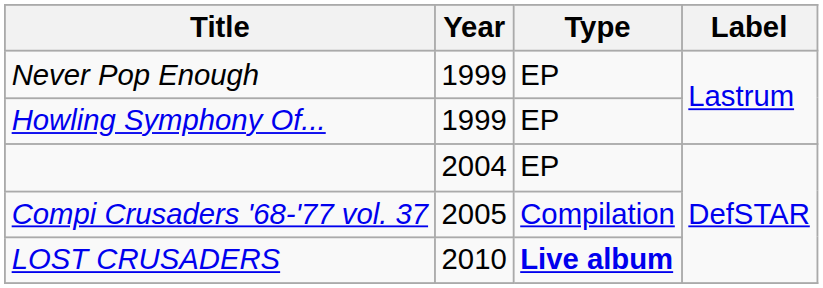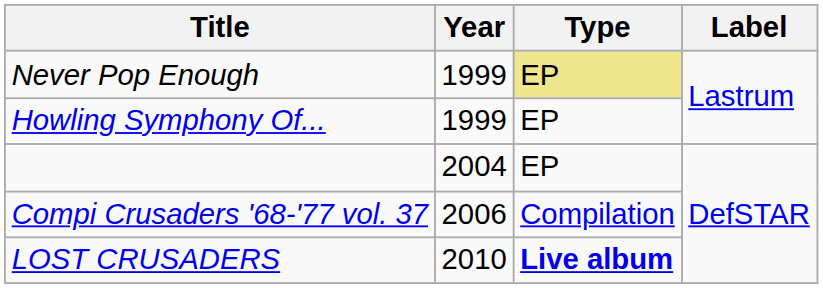(540, 74) no background -> (540, 74) khaki background
(474, 213) 2005 -> (474, 213) 2006
